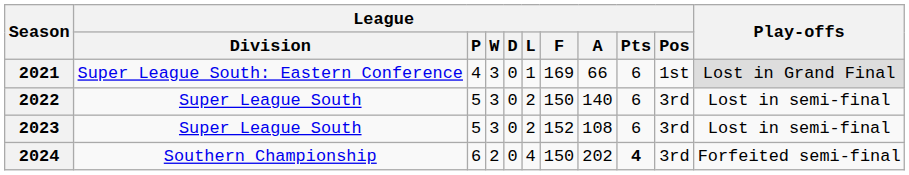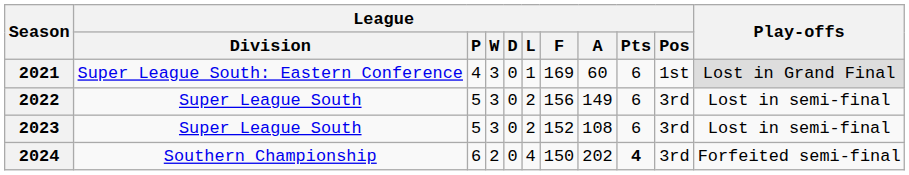(597, 74) 66 -> (597, 74) 60
(559, 101) 150 -> (559, 101) 156
(597, 101) 140 -> (597, 101) 149
